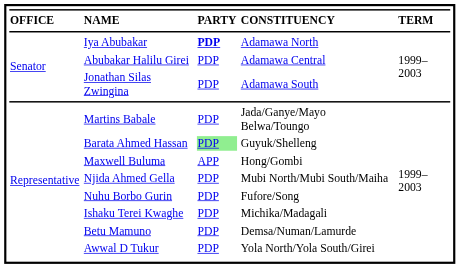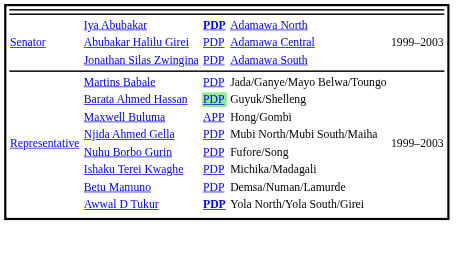- row: (102, 20)
(208, 248) normal -> (214, 204) bold
